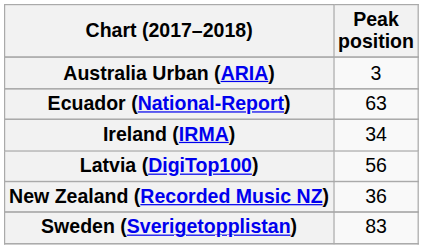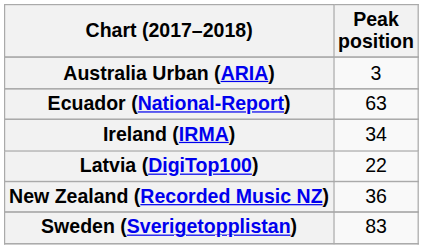(376, 165) 56 -> (376, 165) 22
